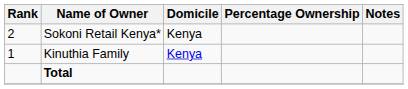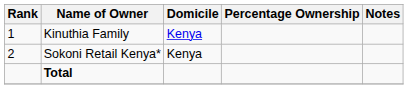rows swapped: (86, 53) <-> (102, 34)
